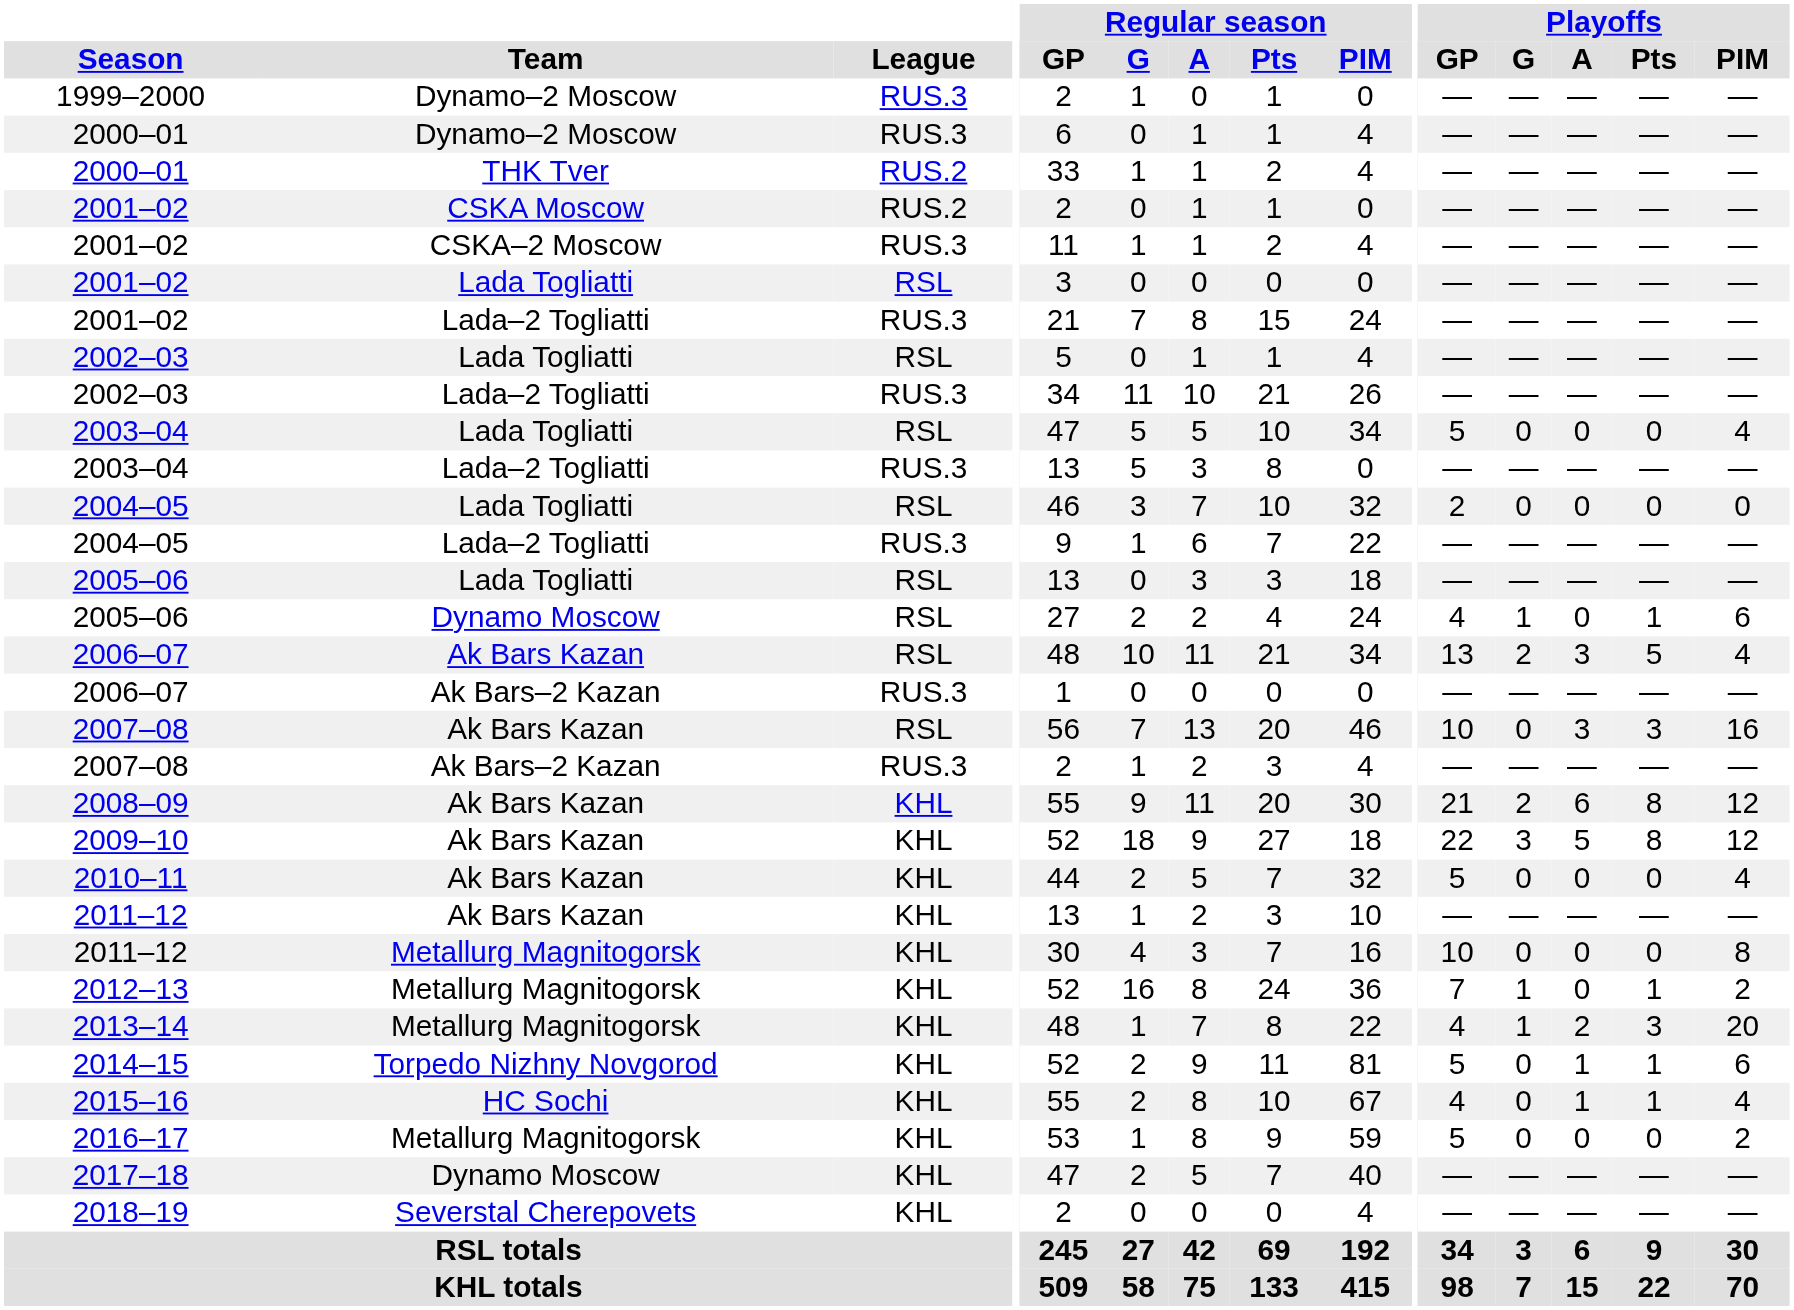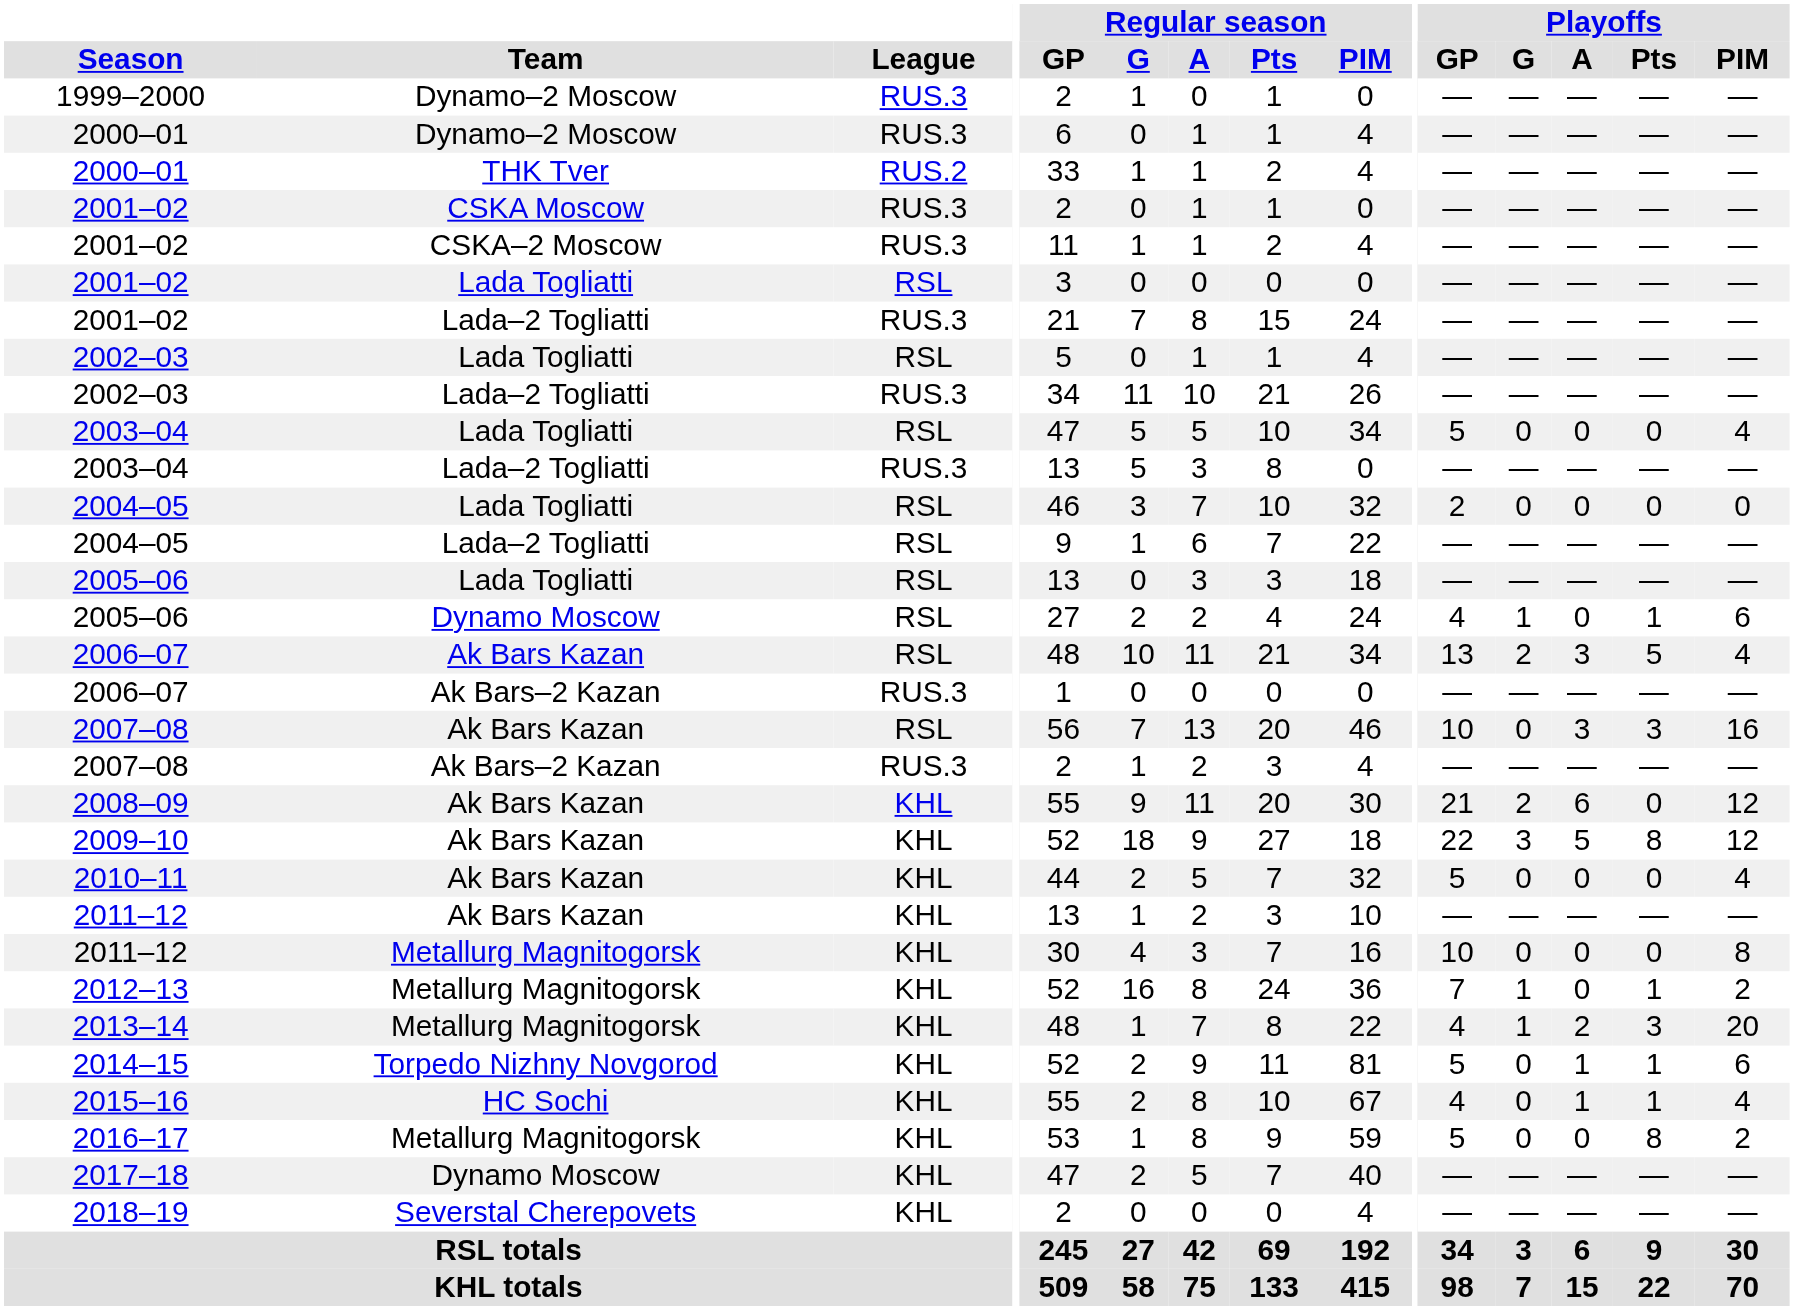(924, 208) RUS.2 -> (924, 208) RUS.3
(924, 542) RUS.3 -> (924, 542) RSL
(1654, 803) 8 -> (1654, 803) 0
(1654, 1138) 0 -> (1654, 1138) 8
